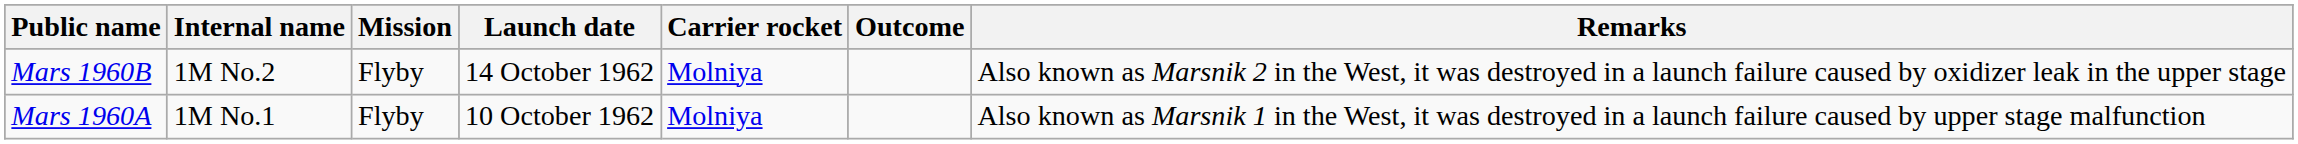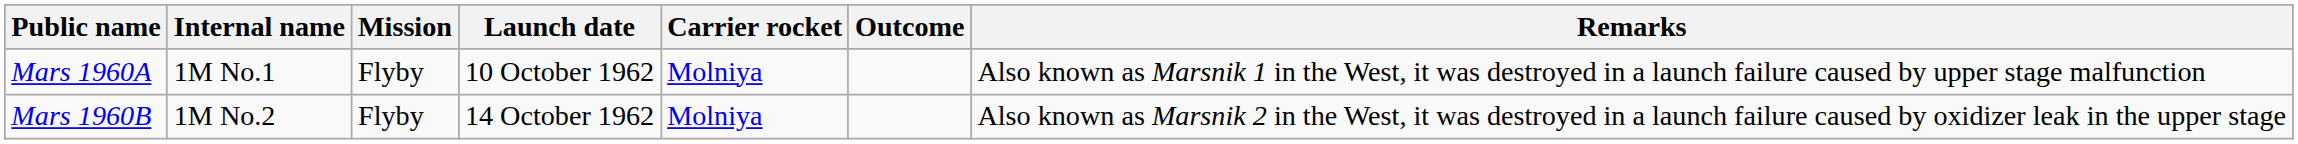rows swapped: (81, 116) <-> (81, 71)
